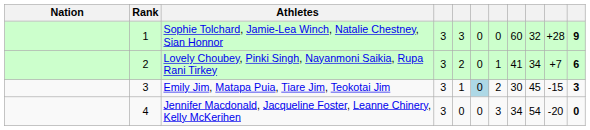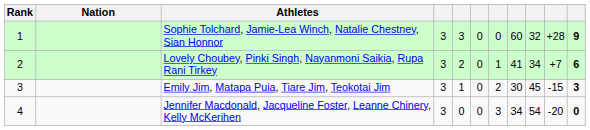columns swapped: (145, 13) <-> (67, 13)
(480, 88) lightblue background -> (480, 88) no background
